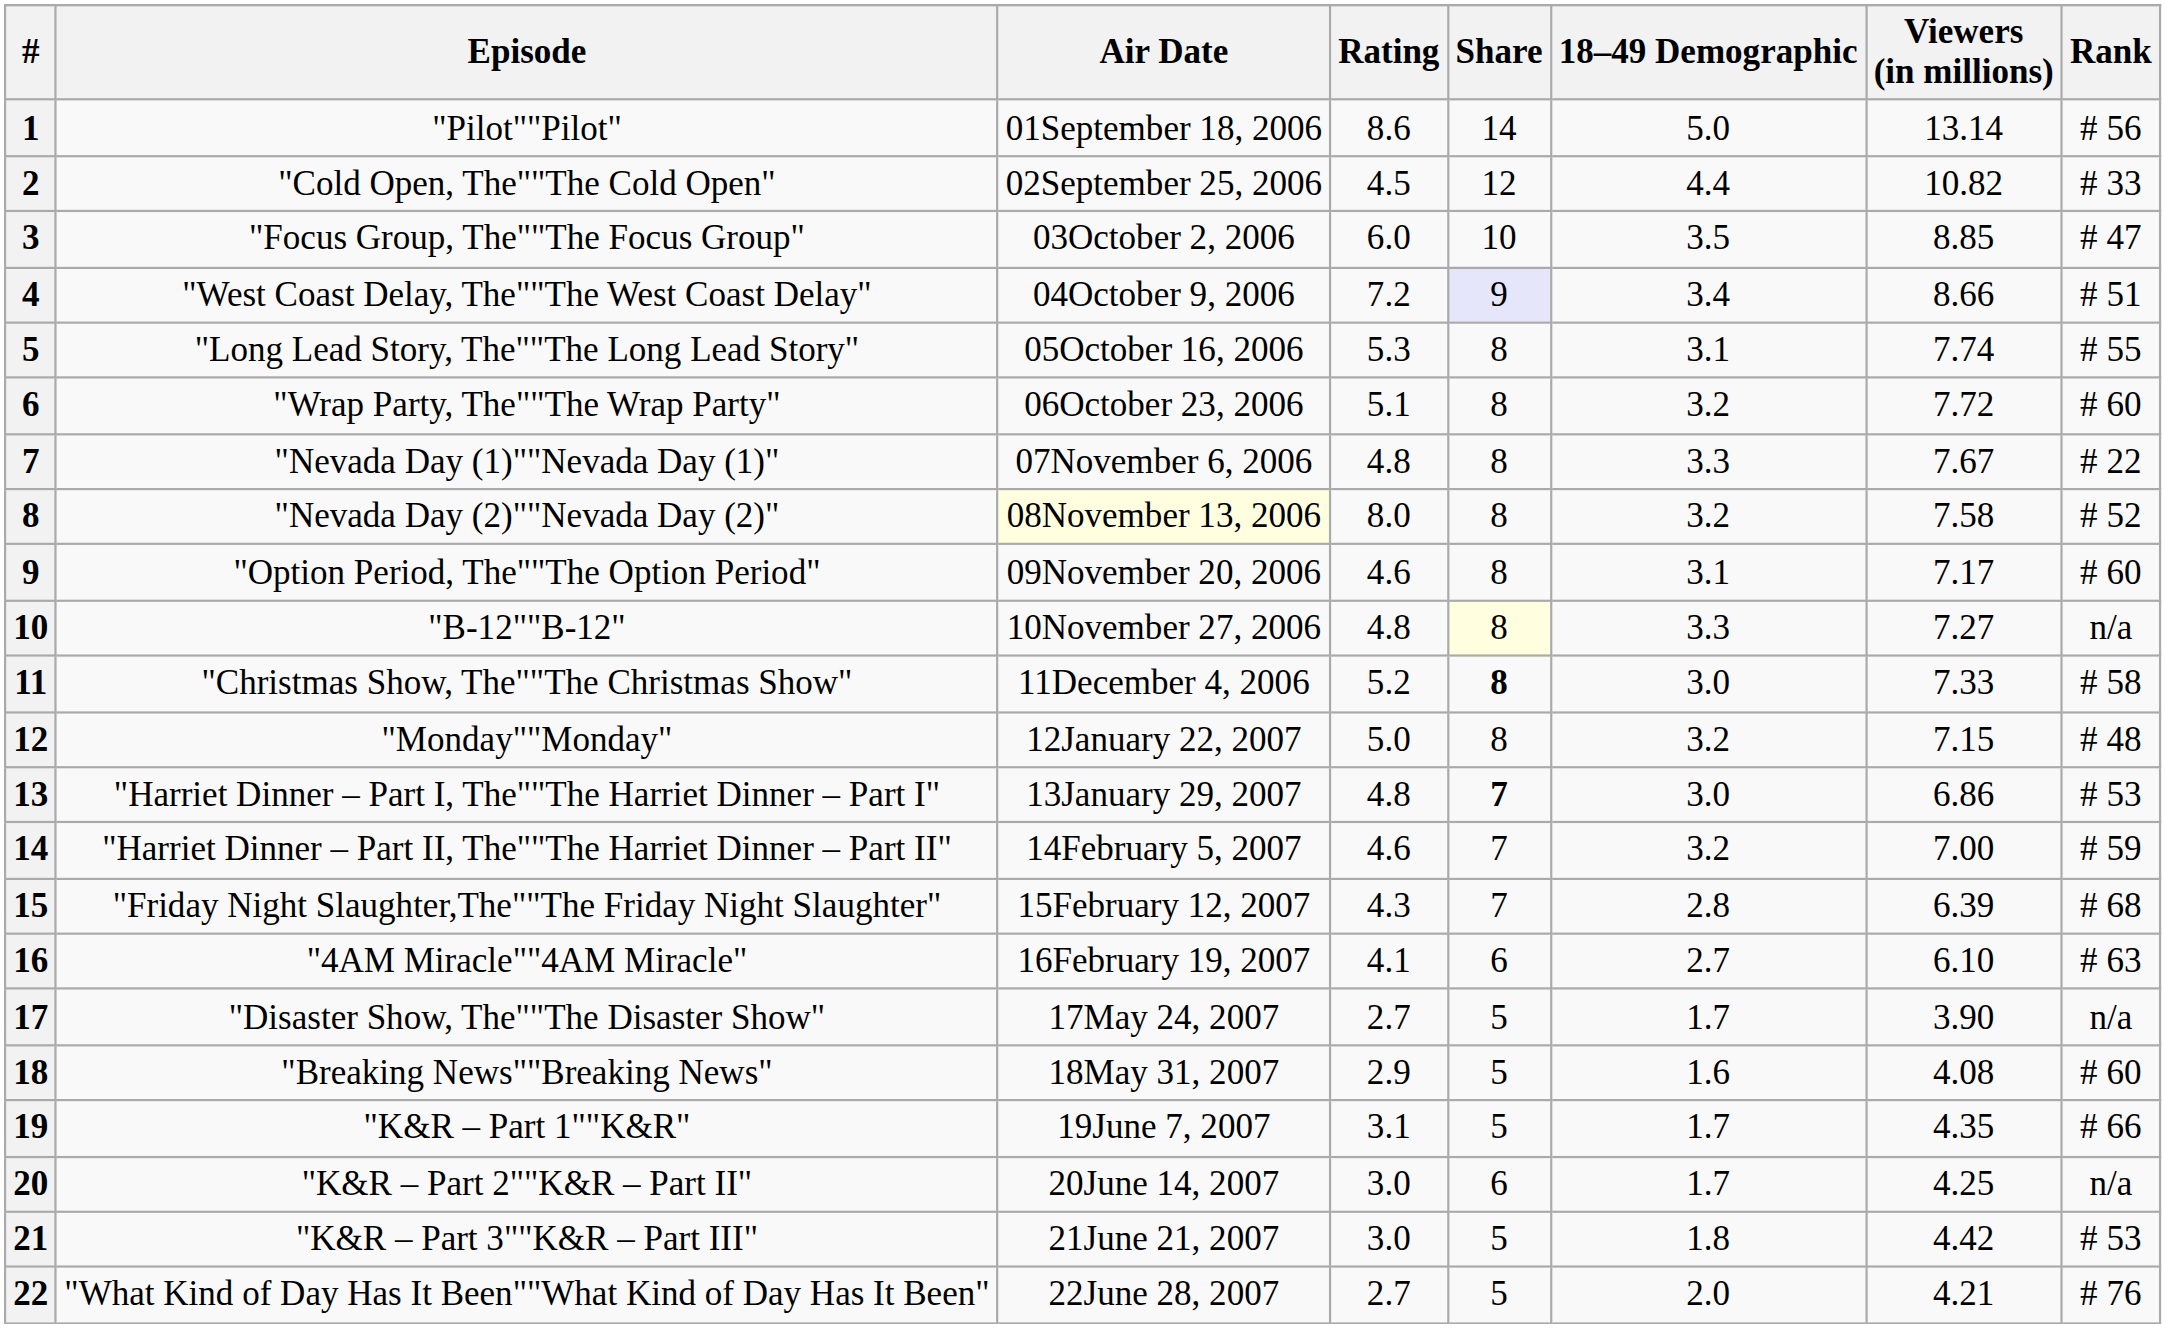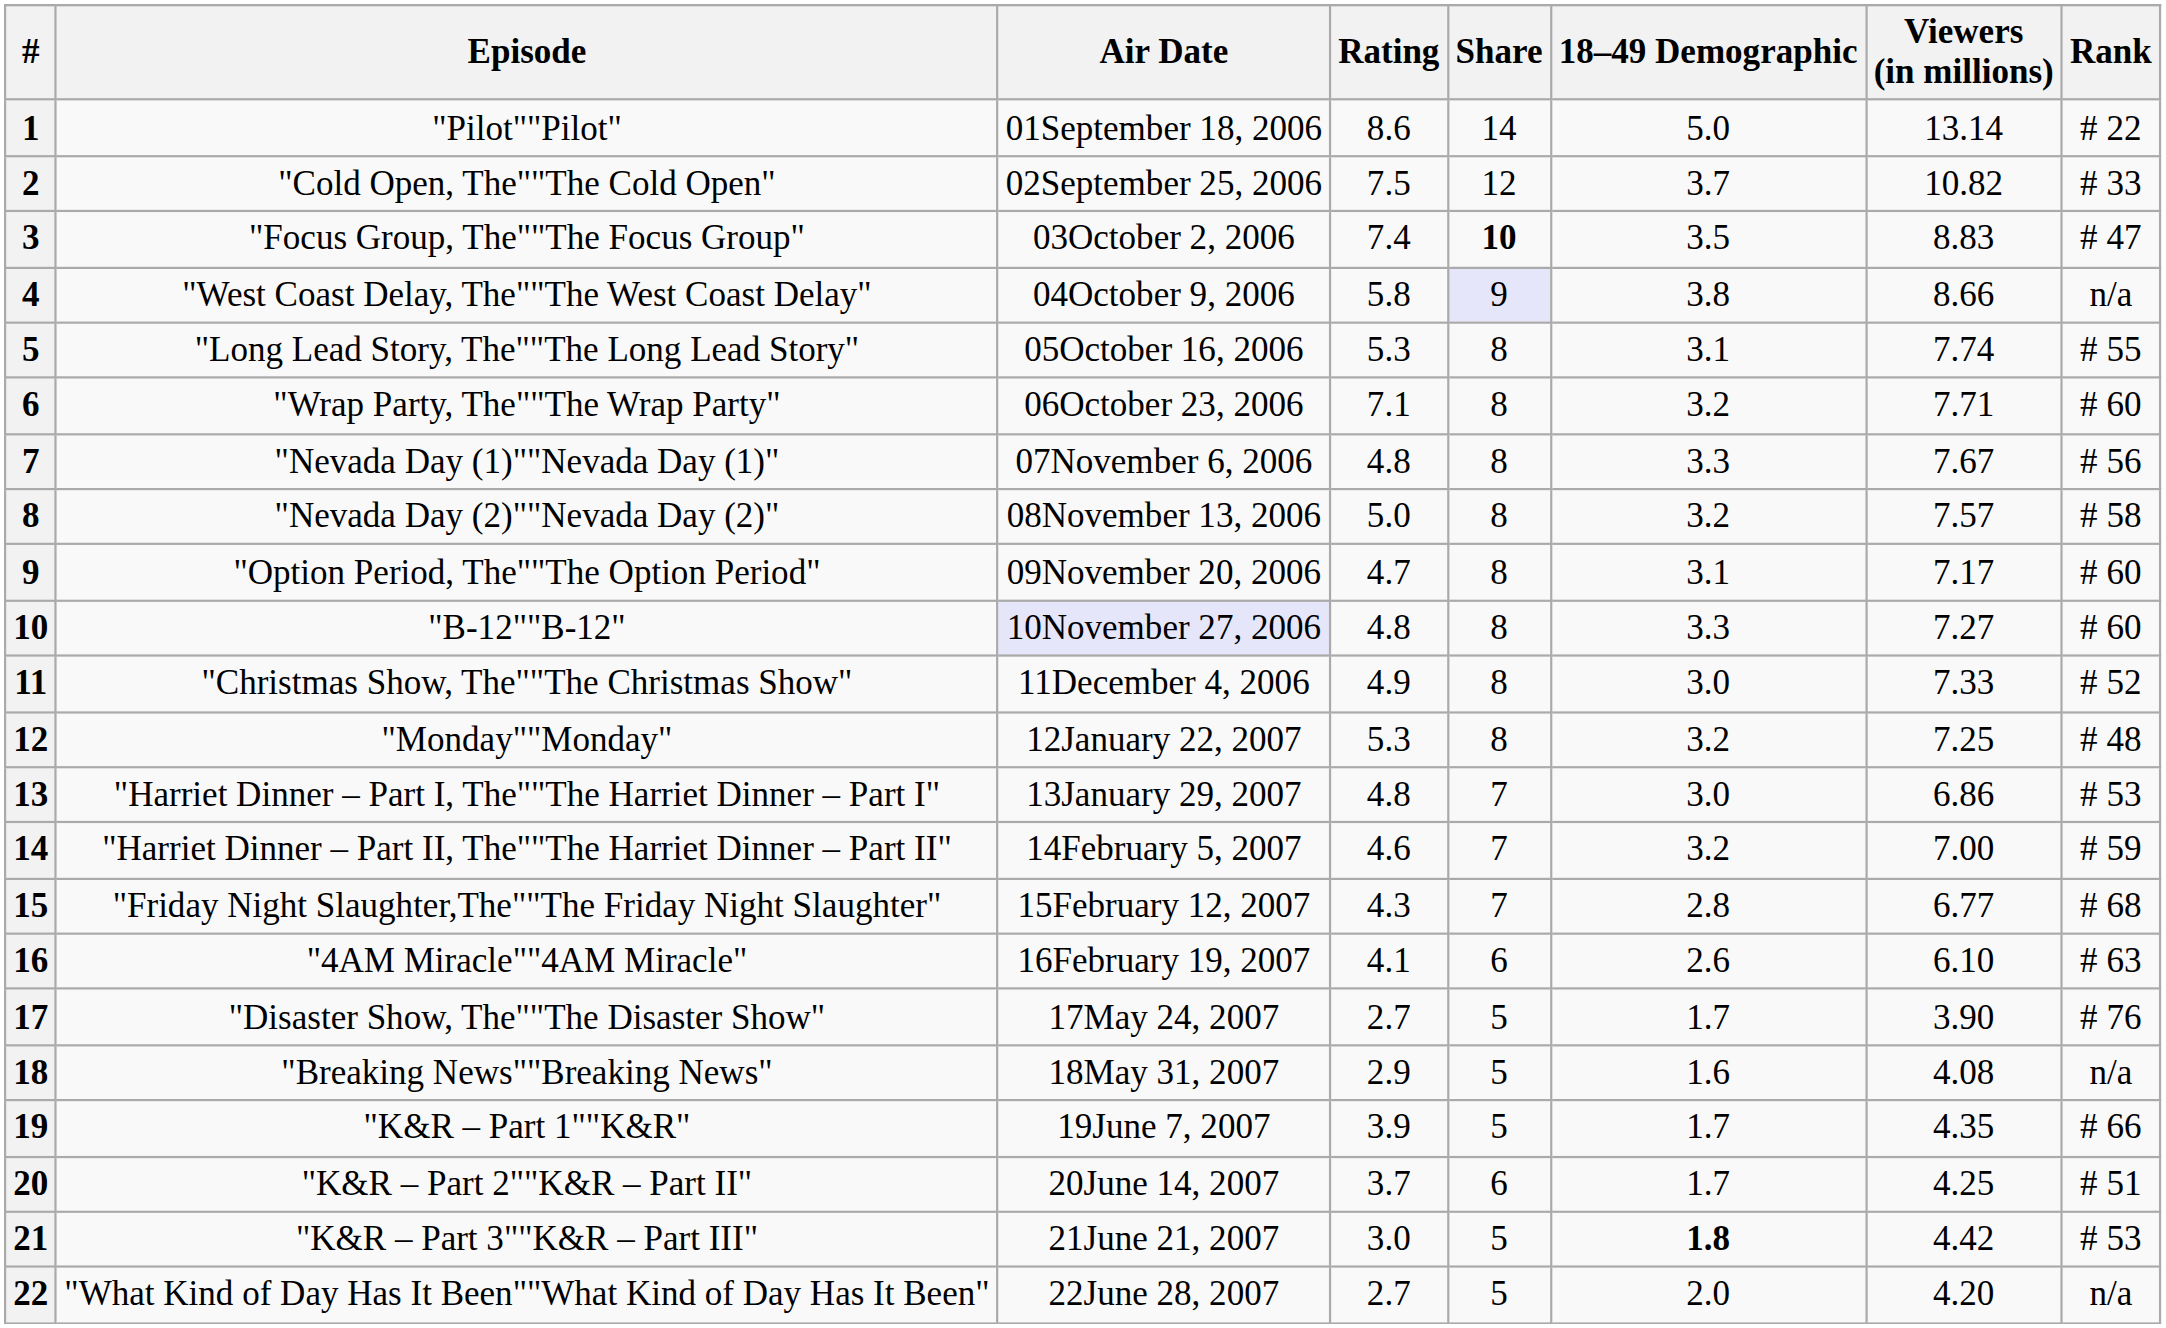(2111, 127) # 56 -> (2111, 127) # 22
(1389, 182) 4.5 -> (1389, 182) 7.5
(1708, 182) 4.4 -> (1708, 182) 3.7
(1389, 238) 6.0 -> (1389, 238) 7.4
(1499, 238) normal -> (1499, 238) bold
(1964, 238) 8.85 -> (1964, 238) 8.83
(1389, 293) 7.2 -> (1389, 293) 5.8
(1708, 293) 3.4 -> (1708, 293) 3.8
(2111, 293) # 51 -> (2111, 293) n/a
(1389, 405) 5.1 -> (1389, 405) 7.1
(1964, 405) 7.72 -> (1964, 405) 7.71
(2111, 460) # 22 -> (2111, 460) # 56
(1164, 516) lightyellow background -> (1164, 516) no background
(1389, 516) 8.0 -> (1389, 516) 5.0
(1964, 516) 7.58 -> (1964, 516) 7.57
(2111, 516) # 52 -> (2111, 516) # 58
(1389, 571) 4.6 -> (1389, 571) 4.7
(1164, 627) no background -> (1164, 627) lavender background
(1499, 627) lightyellow background -> (1499, 627) no background
(2111, 627) n/a -> (2111, 627) # 60
(1389, 682) 5.2 -> (1389, 682) 4.9
(1499, 682) bold -> (1499, 682) normal
(2111, 682) # 58 -> (2111, 682) # 52
(1389, 738) 5.0 -> (1389, 738) 5.3
(1964, 738) 7.15 -> (1964, 738) 7.25
(1499, 794) bold -> (1499, 794) normal
(1964, 905) 6.39 -> (1964, 905) 6.77
(1708, 960) 2.7 -> (1708, 960) 2.6
(2111, 1016) n/a -> (2111, 1016) # 76
(2111, 1071) # 60 -> (2111, 1071) n/a
(1389, 1127) 3.1 -> (1389, 1127) 3.9
(1389, 1183) 3.0 -> (1389, 1183) 3.7
(2111, 1183) n/a -> (2111, 1183) # 51
(1708, 1238) normal -> (1708, 1238) bold
(1964, 1294) 4.21 -> (1964, 1294) 4.20
(2111, 1294) # 76 -> (2111, 1294) n/a
